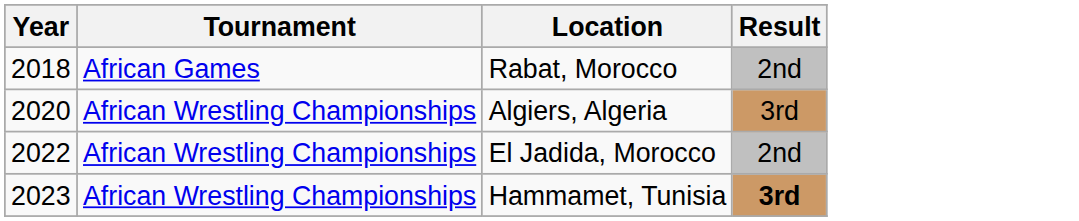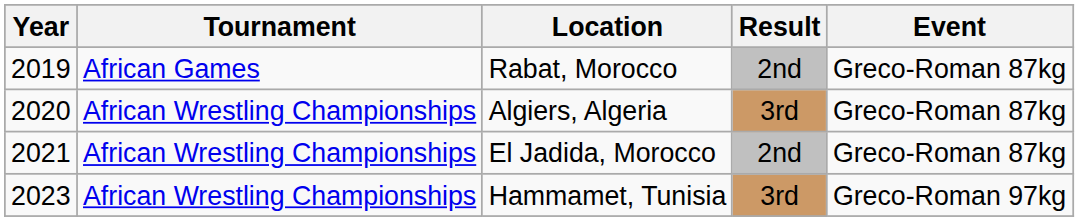+ column: (950, 26)
(41, 69) 2018 -> (41, 69) 2019
(41, 153) 2022 -> (41, 153) 2021
(780, 196) bold -> (780, 196) normal
